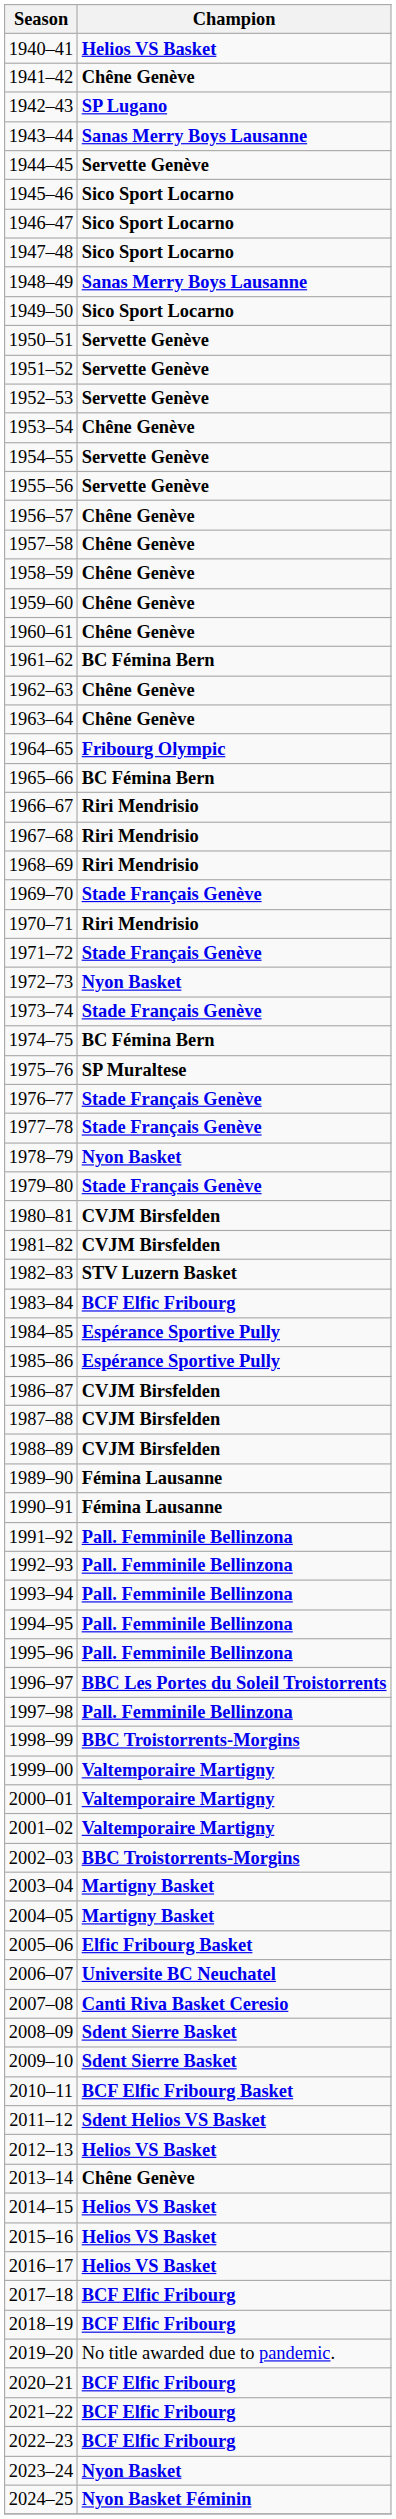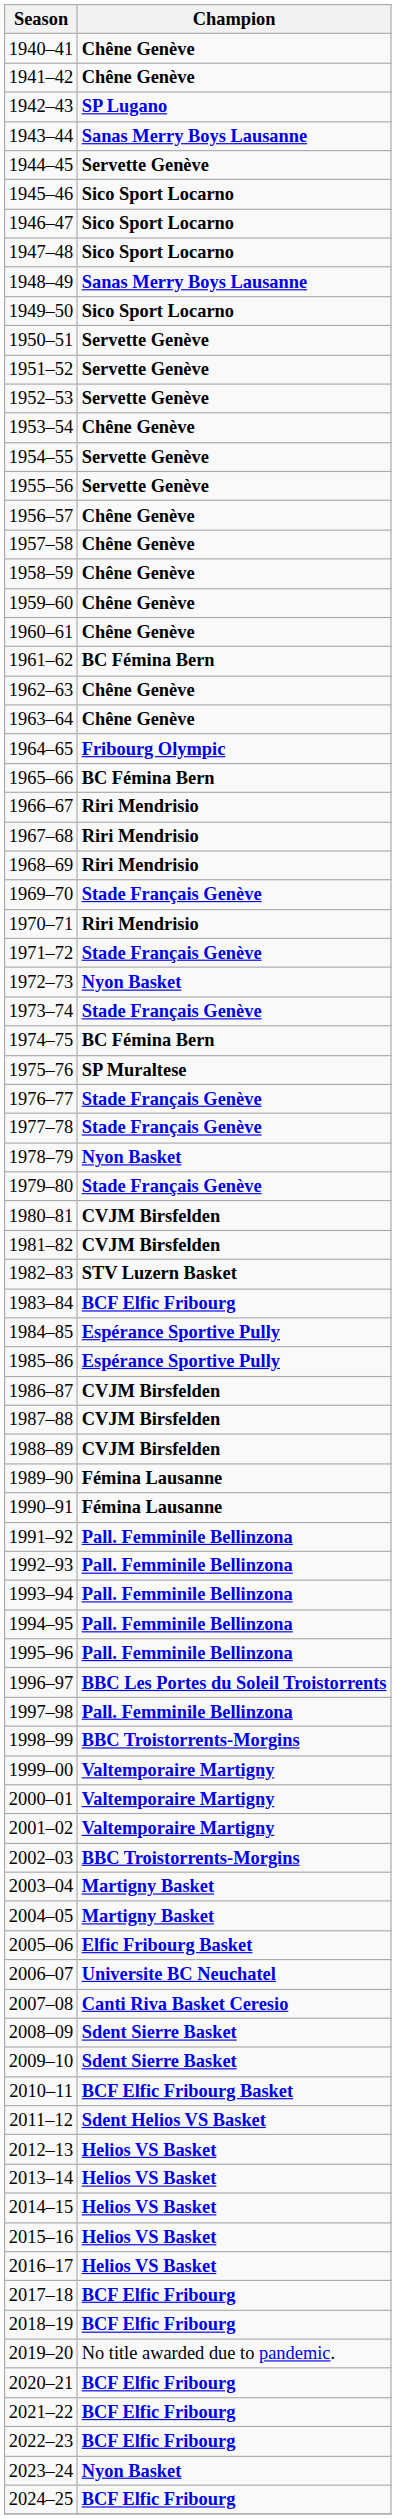(149, 48) Helios VS Basket -> (138, 48) Chêne Genève
(138, 2178) Chêne Genève -> (149, 2178) Helios VS Basket
(167, 2499) Nyon Basket Féminin -> (159, 2499) BCF Elfic Fribourg
